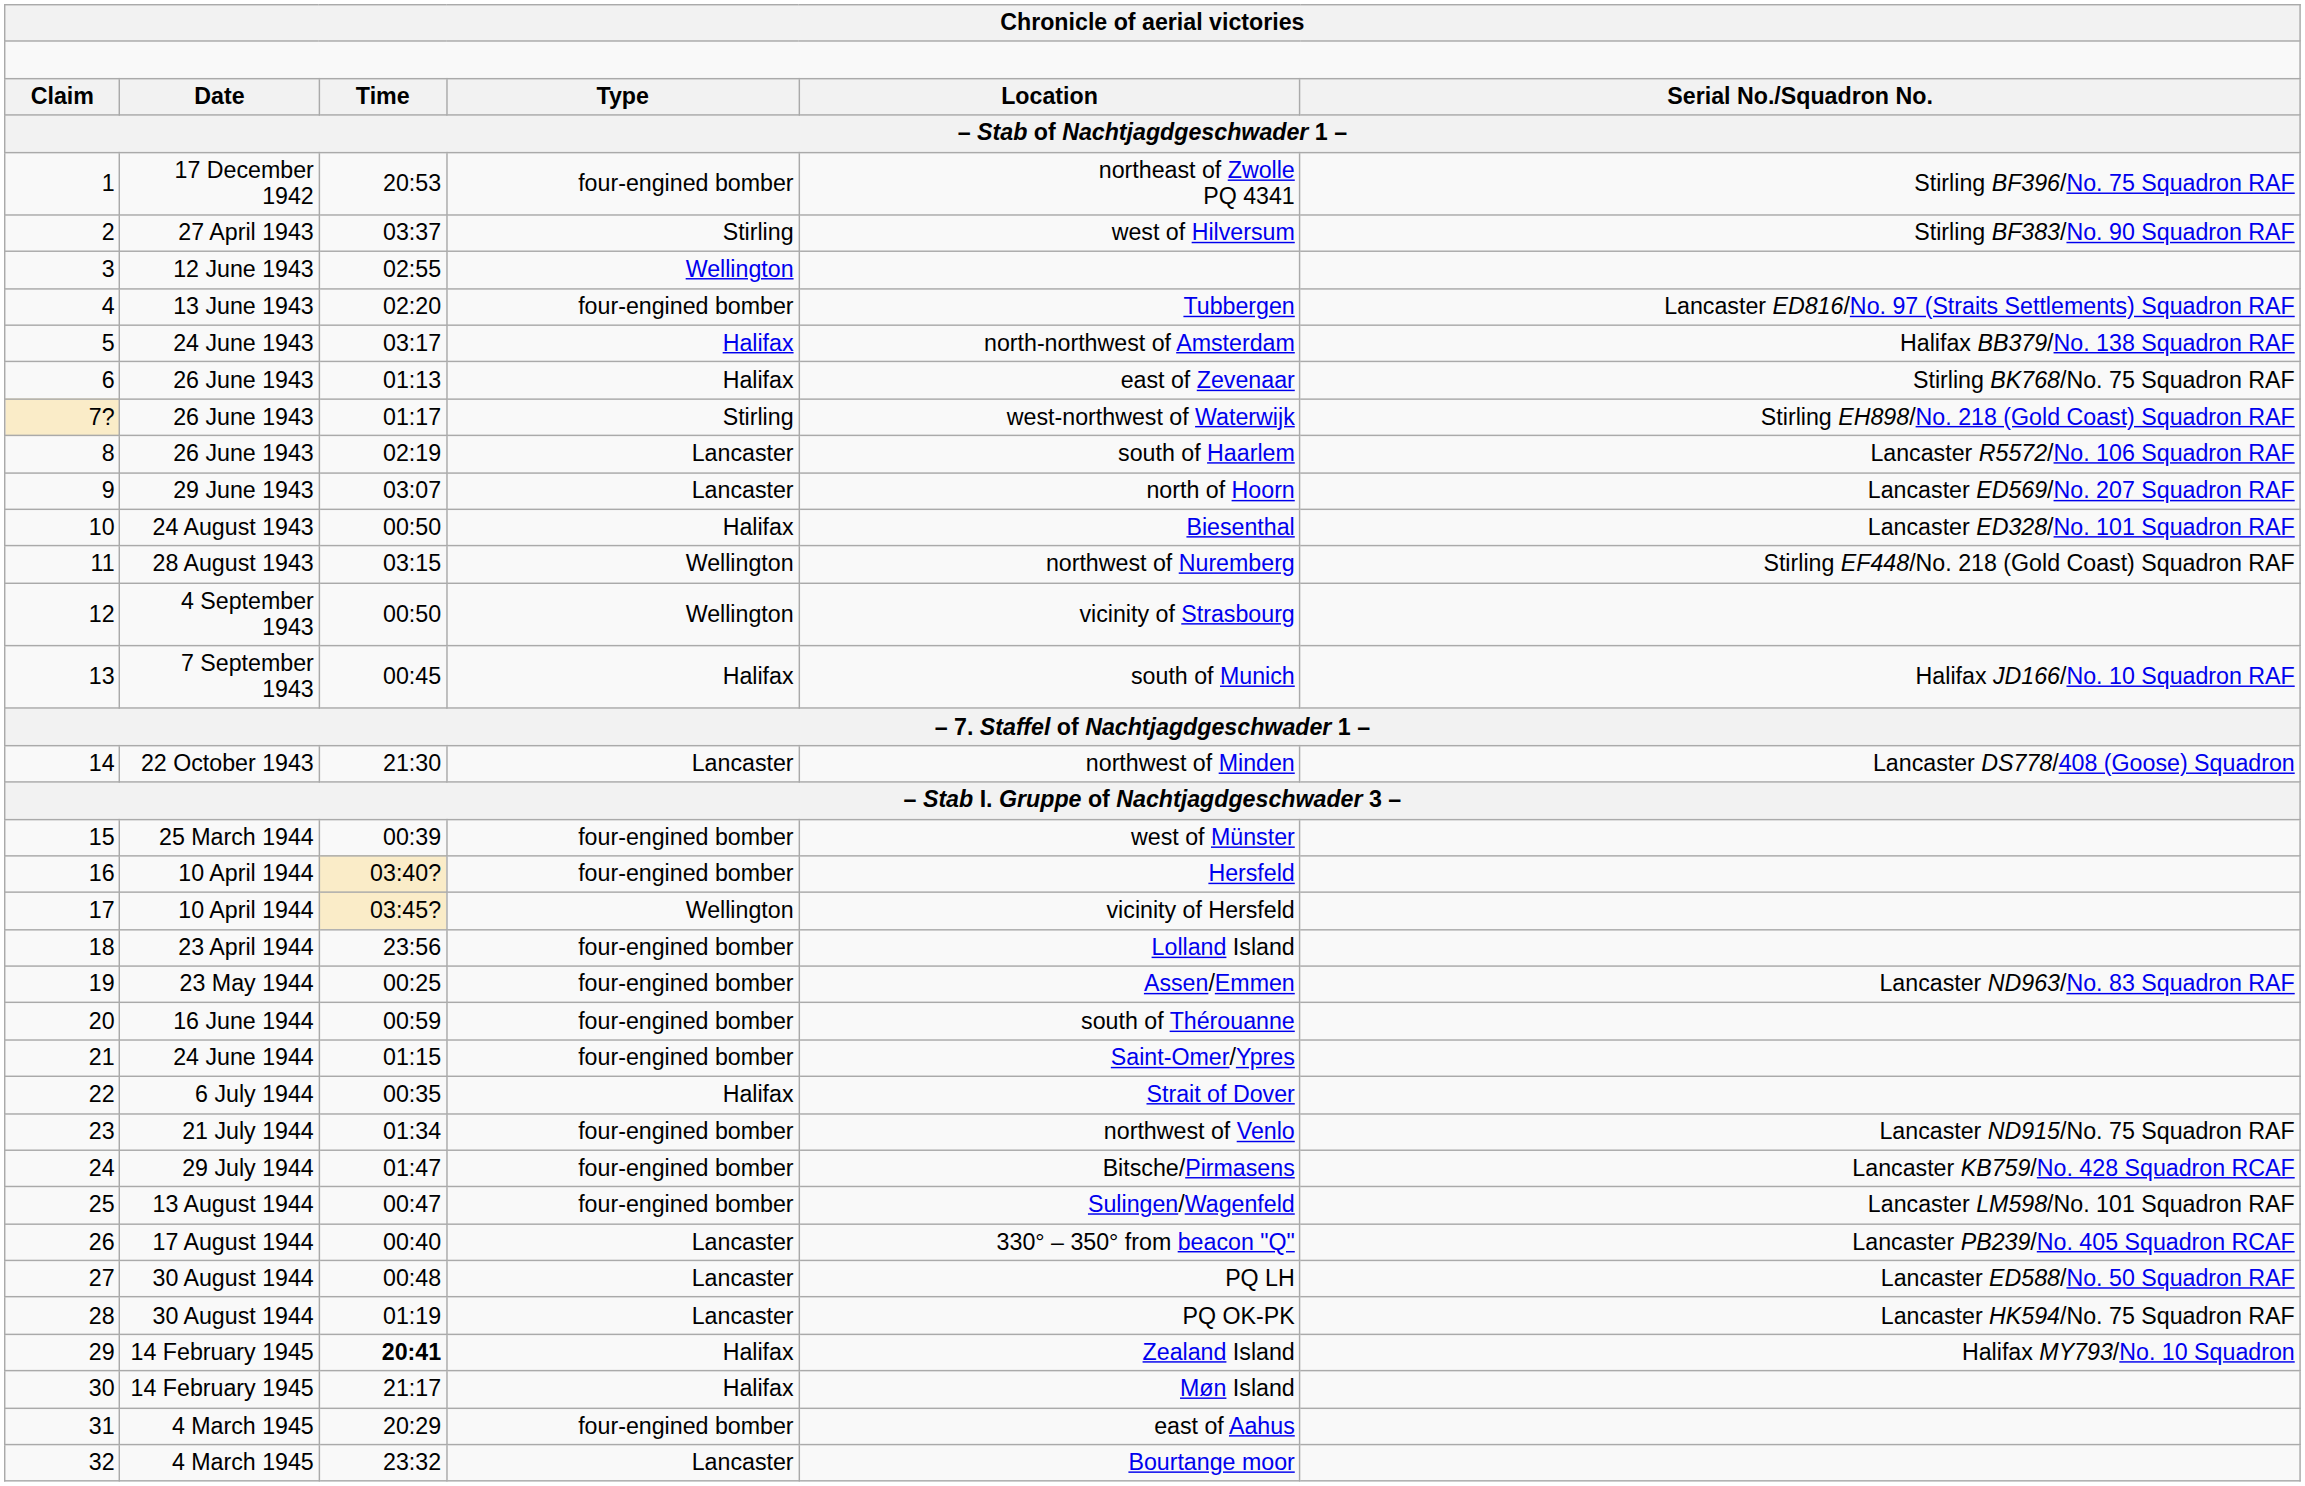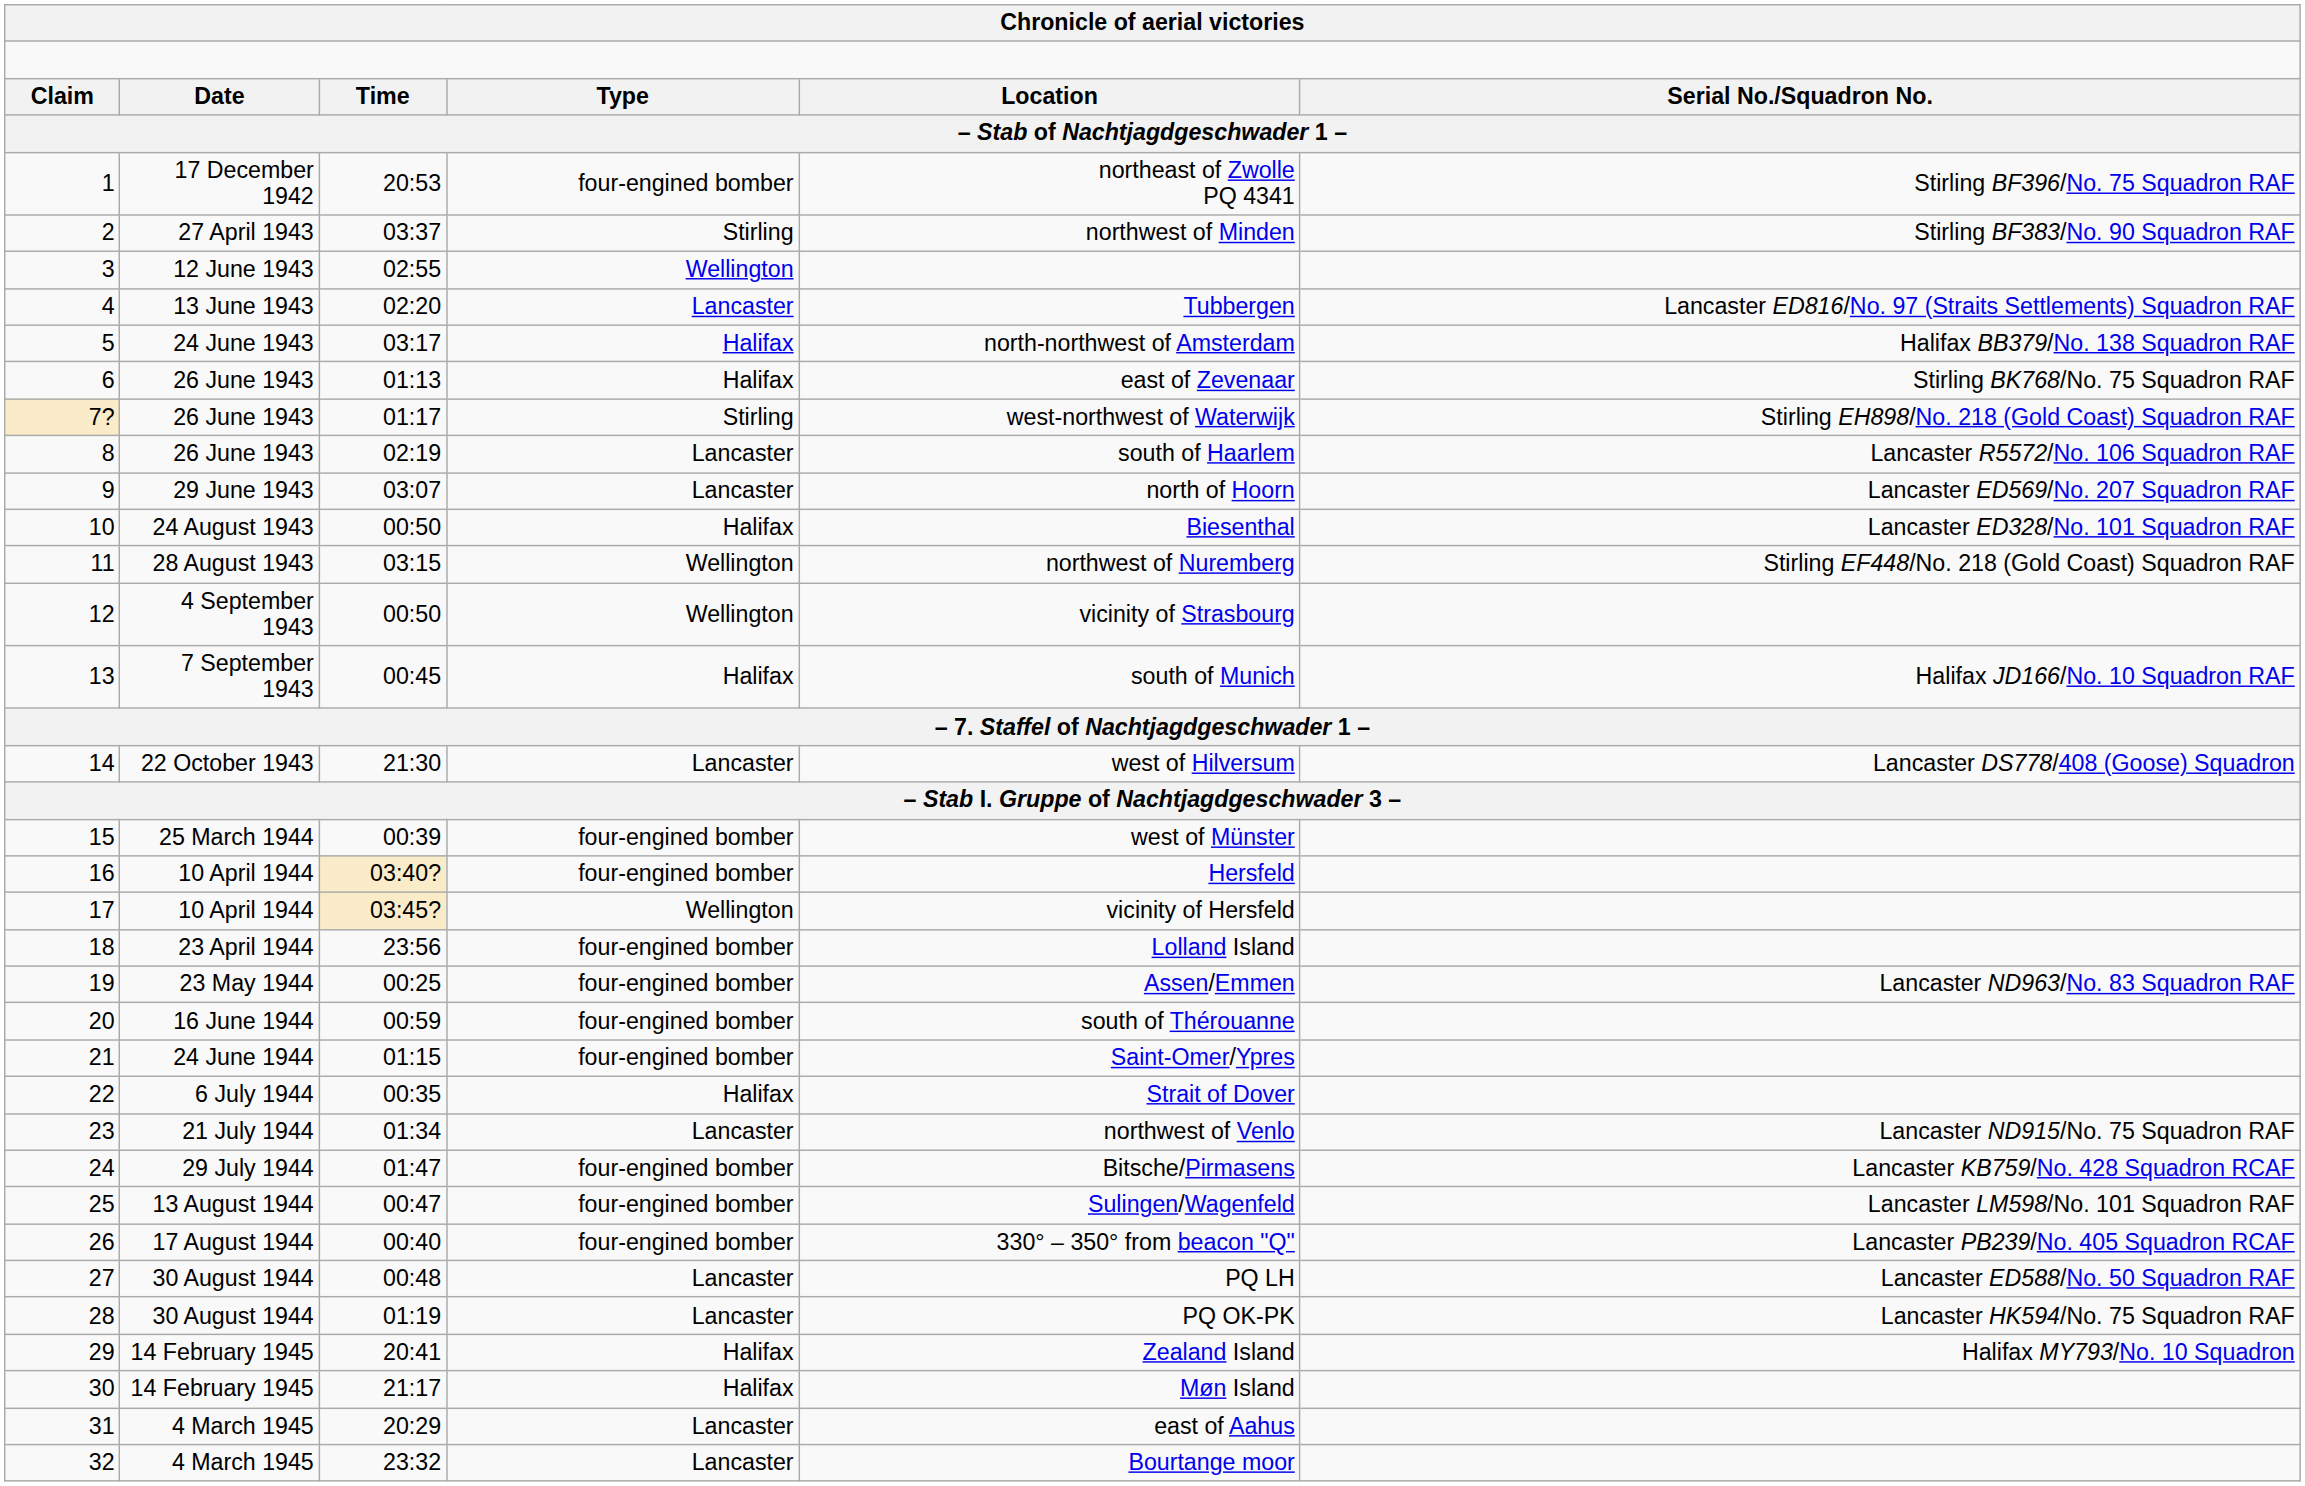(1203, 232) west of Hilversum -> (1190, 232) northwest of Minden
(686, 306) four-engined bomber -> (743, 306) Lancaster
(1190, 763) northwest of Minden -> (1203, 763) west of Hilversum
(686, 1131) four-engined bomber -> (743, 1131) Lancaster
(743, 1241) Lancaster -> (686, 1241) four-engined bomber
(411, 1352) bold -> (412, 1352) normal
(686, 1425) four-engined bomber -> (743, 1425) Lancaster
